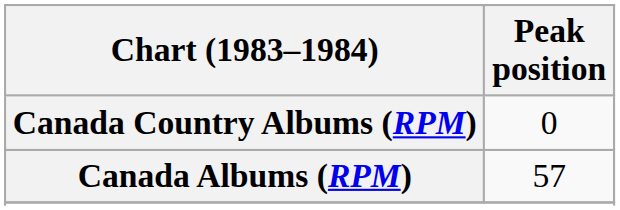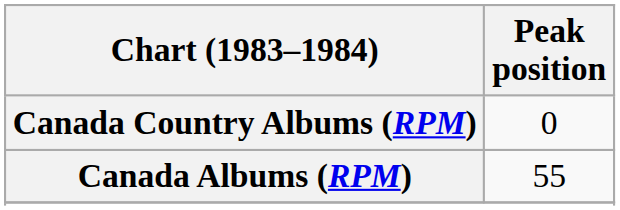(549, 175) 57 -> (549, 175) 55
